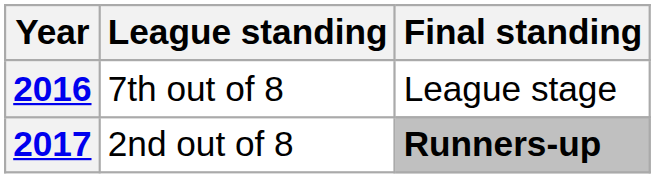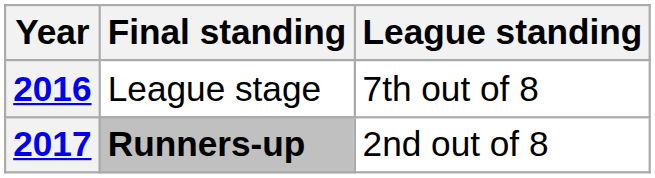columns swapped: (248, 32) <-> (523, 32)
